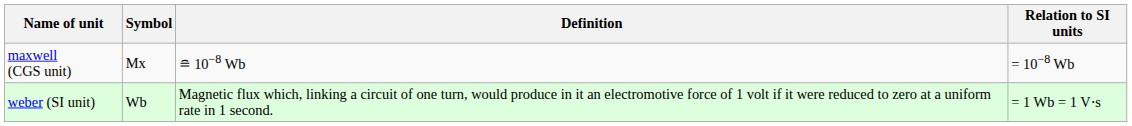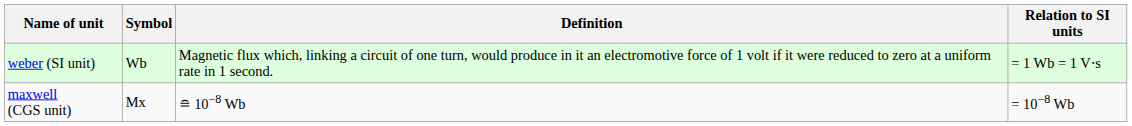rows swapped: (40, 63) <-> (51, 102)
